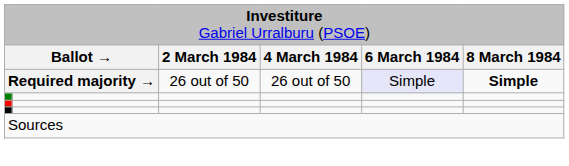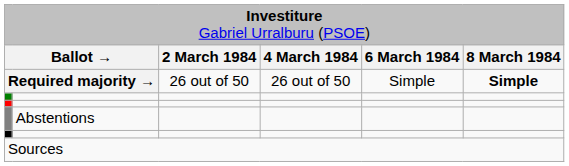(412, 81) lavender background -> (412, 81) no background
+ row: (8, 119)
